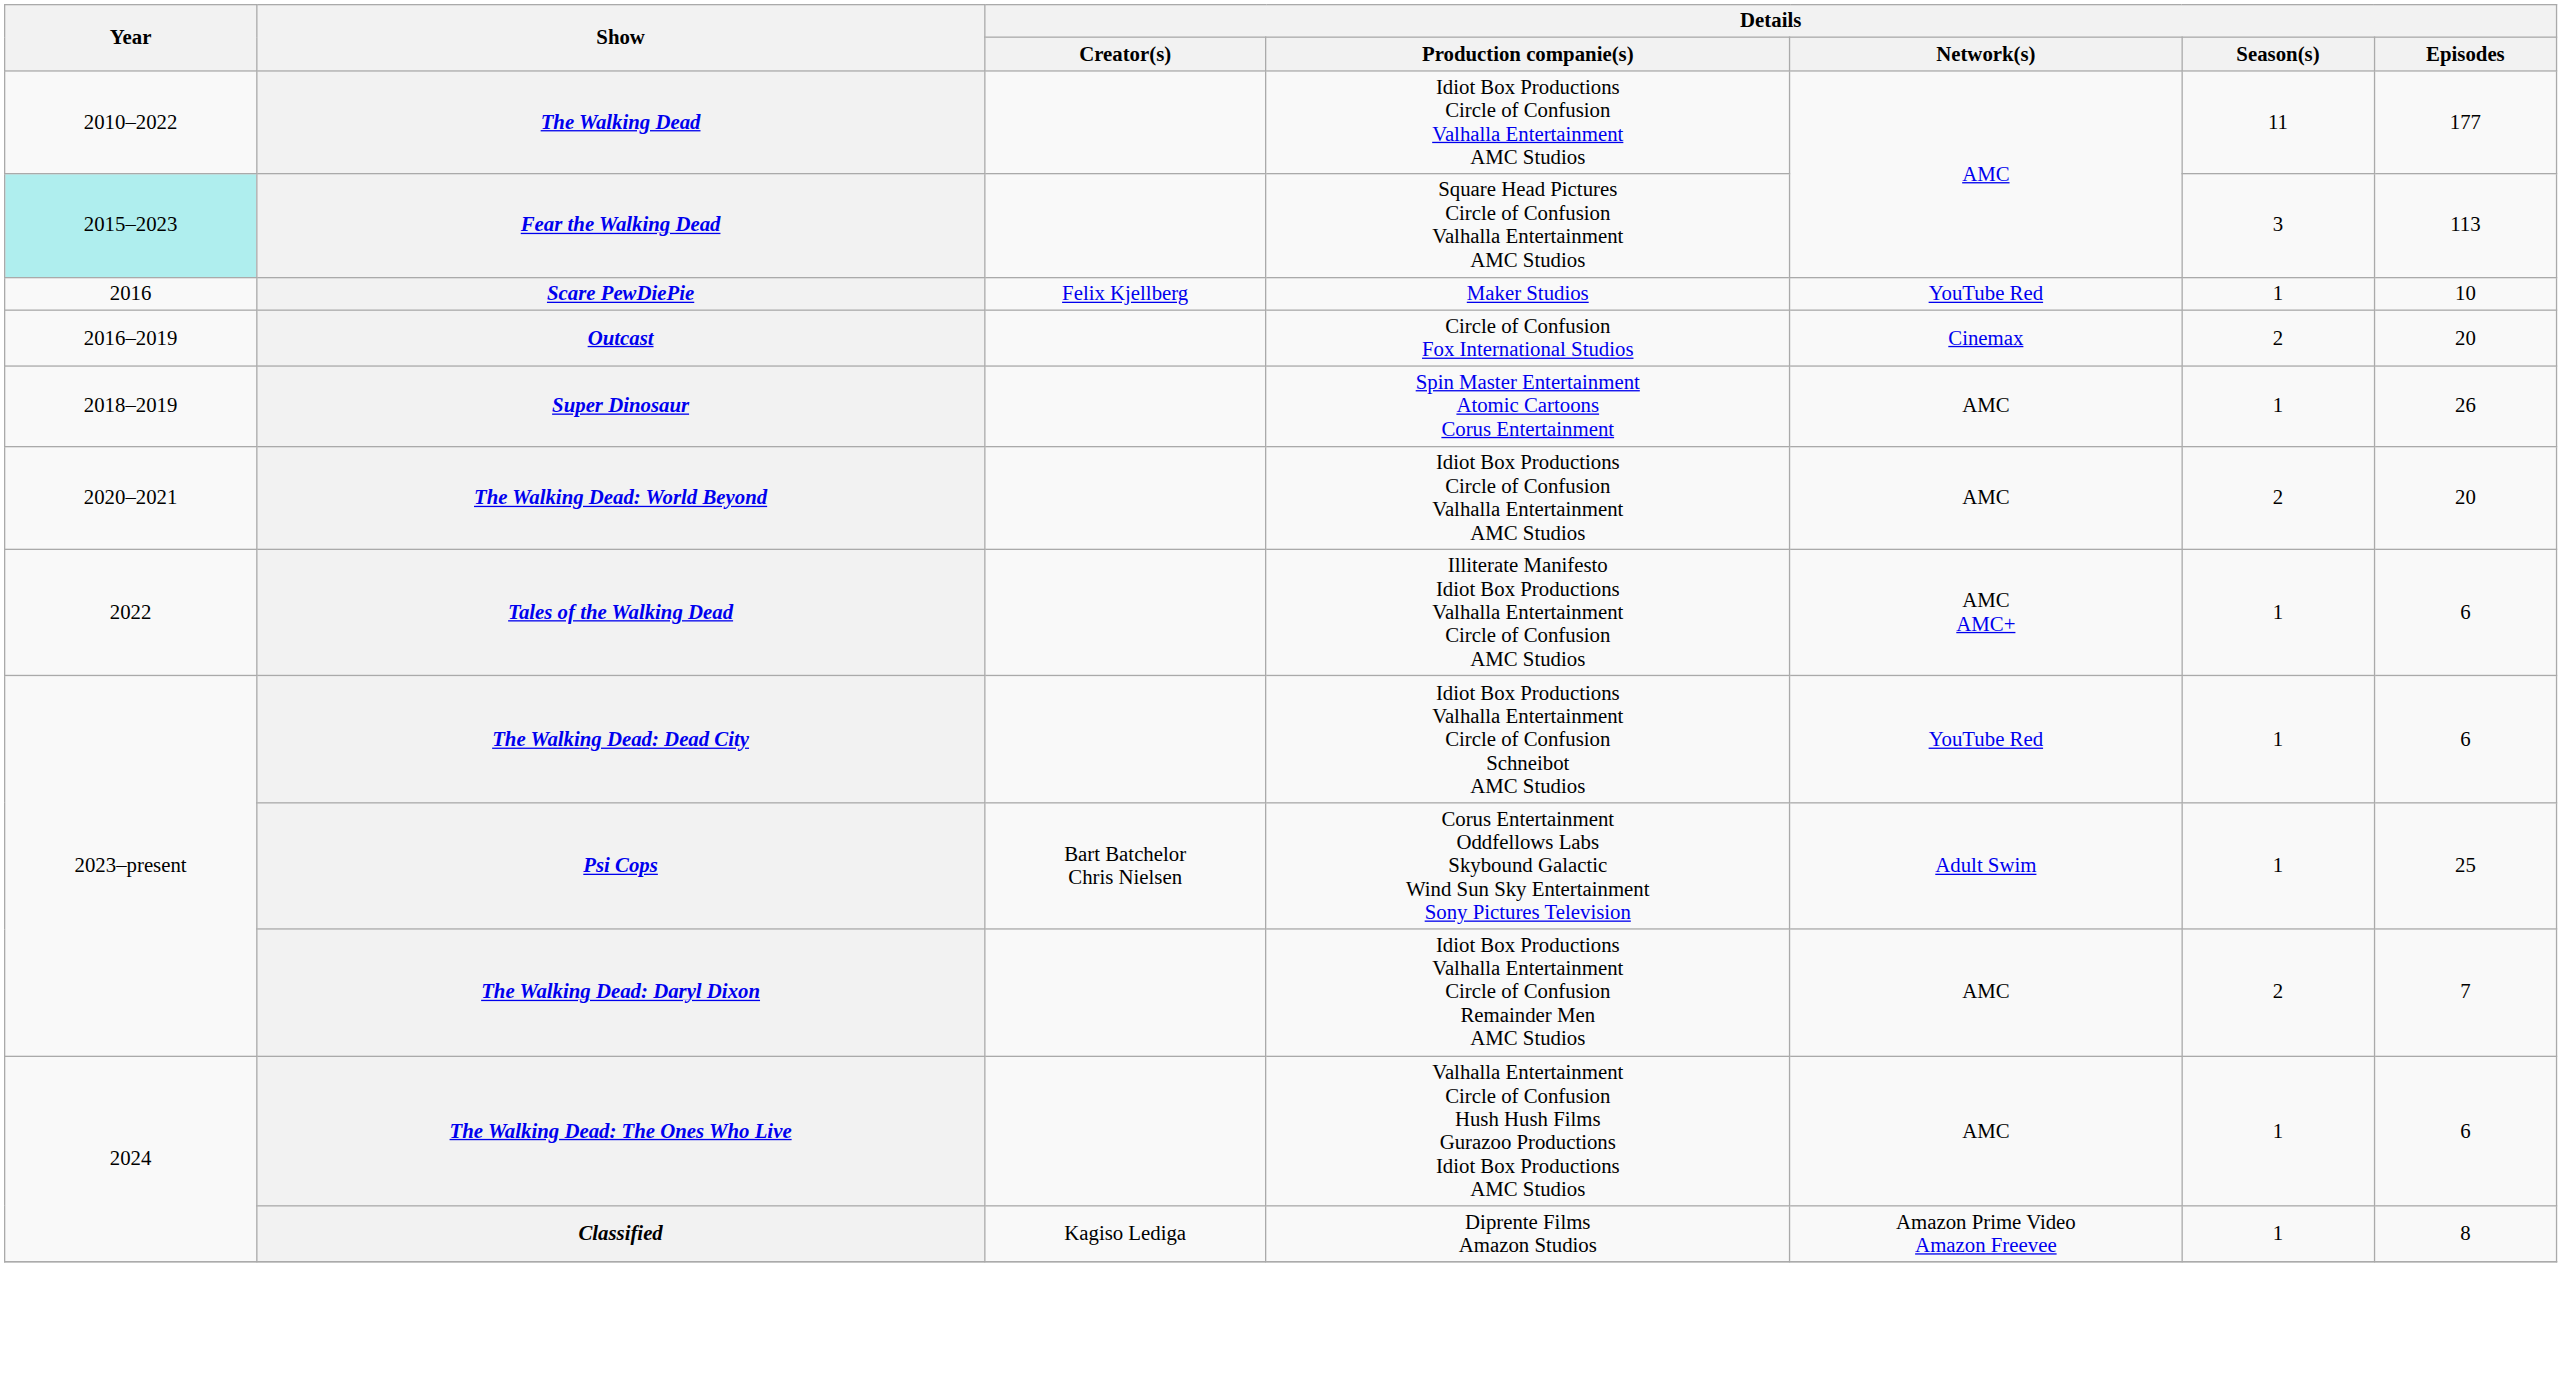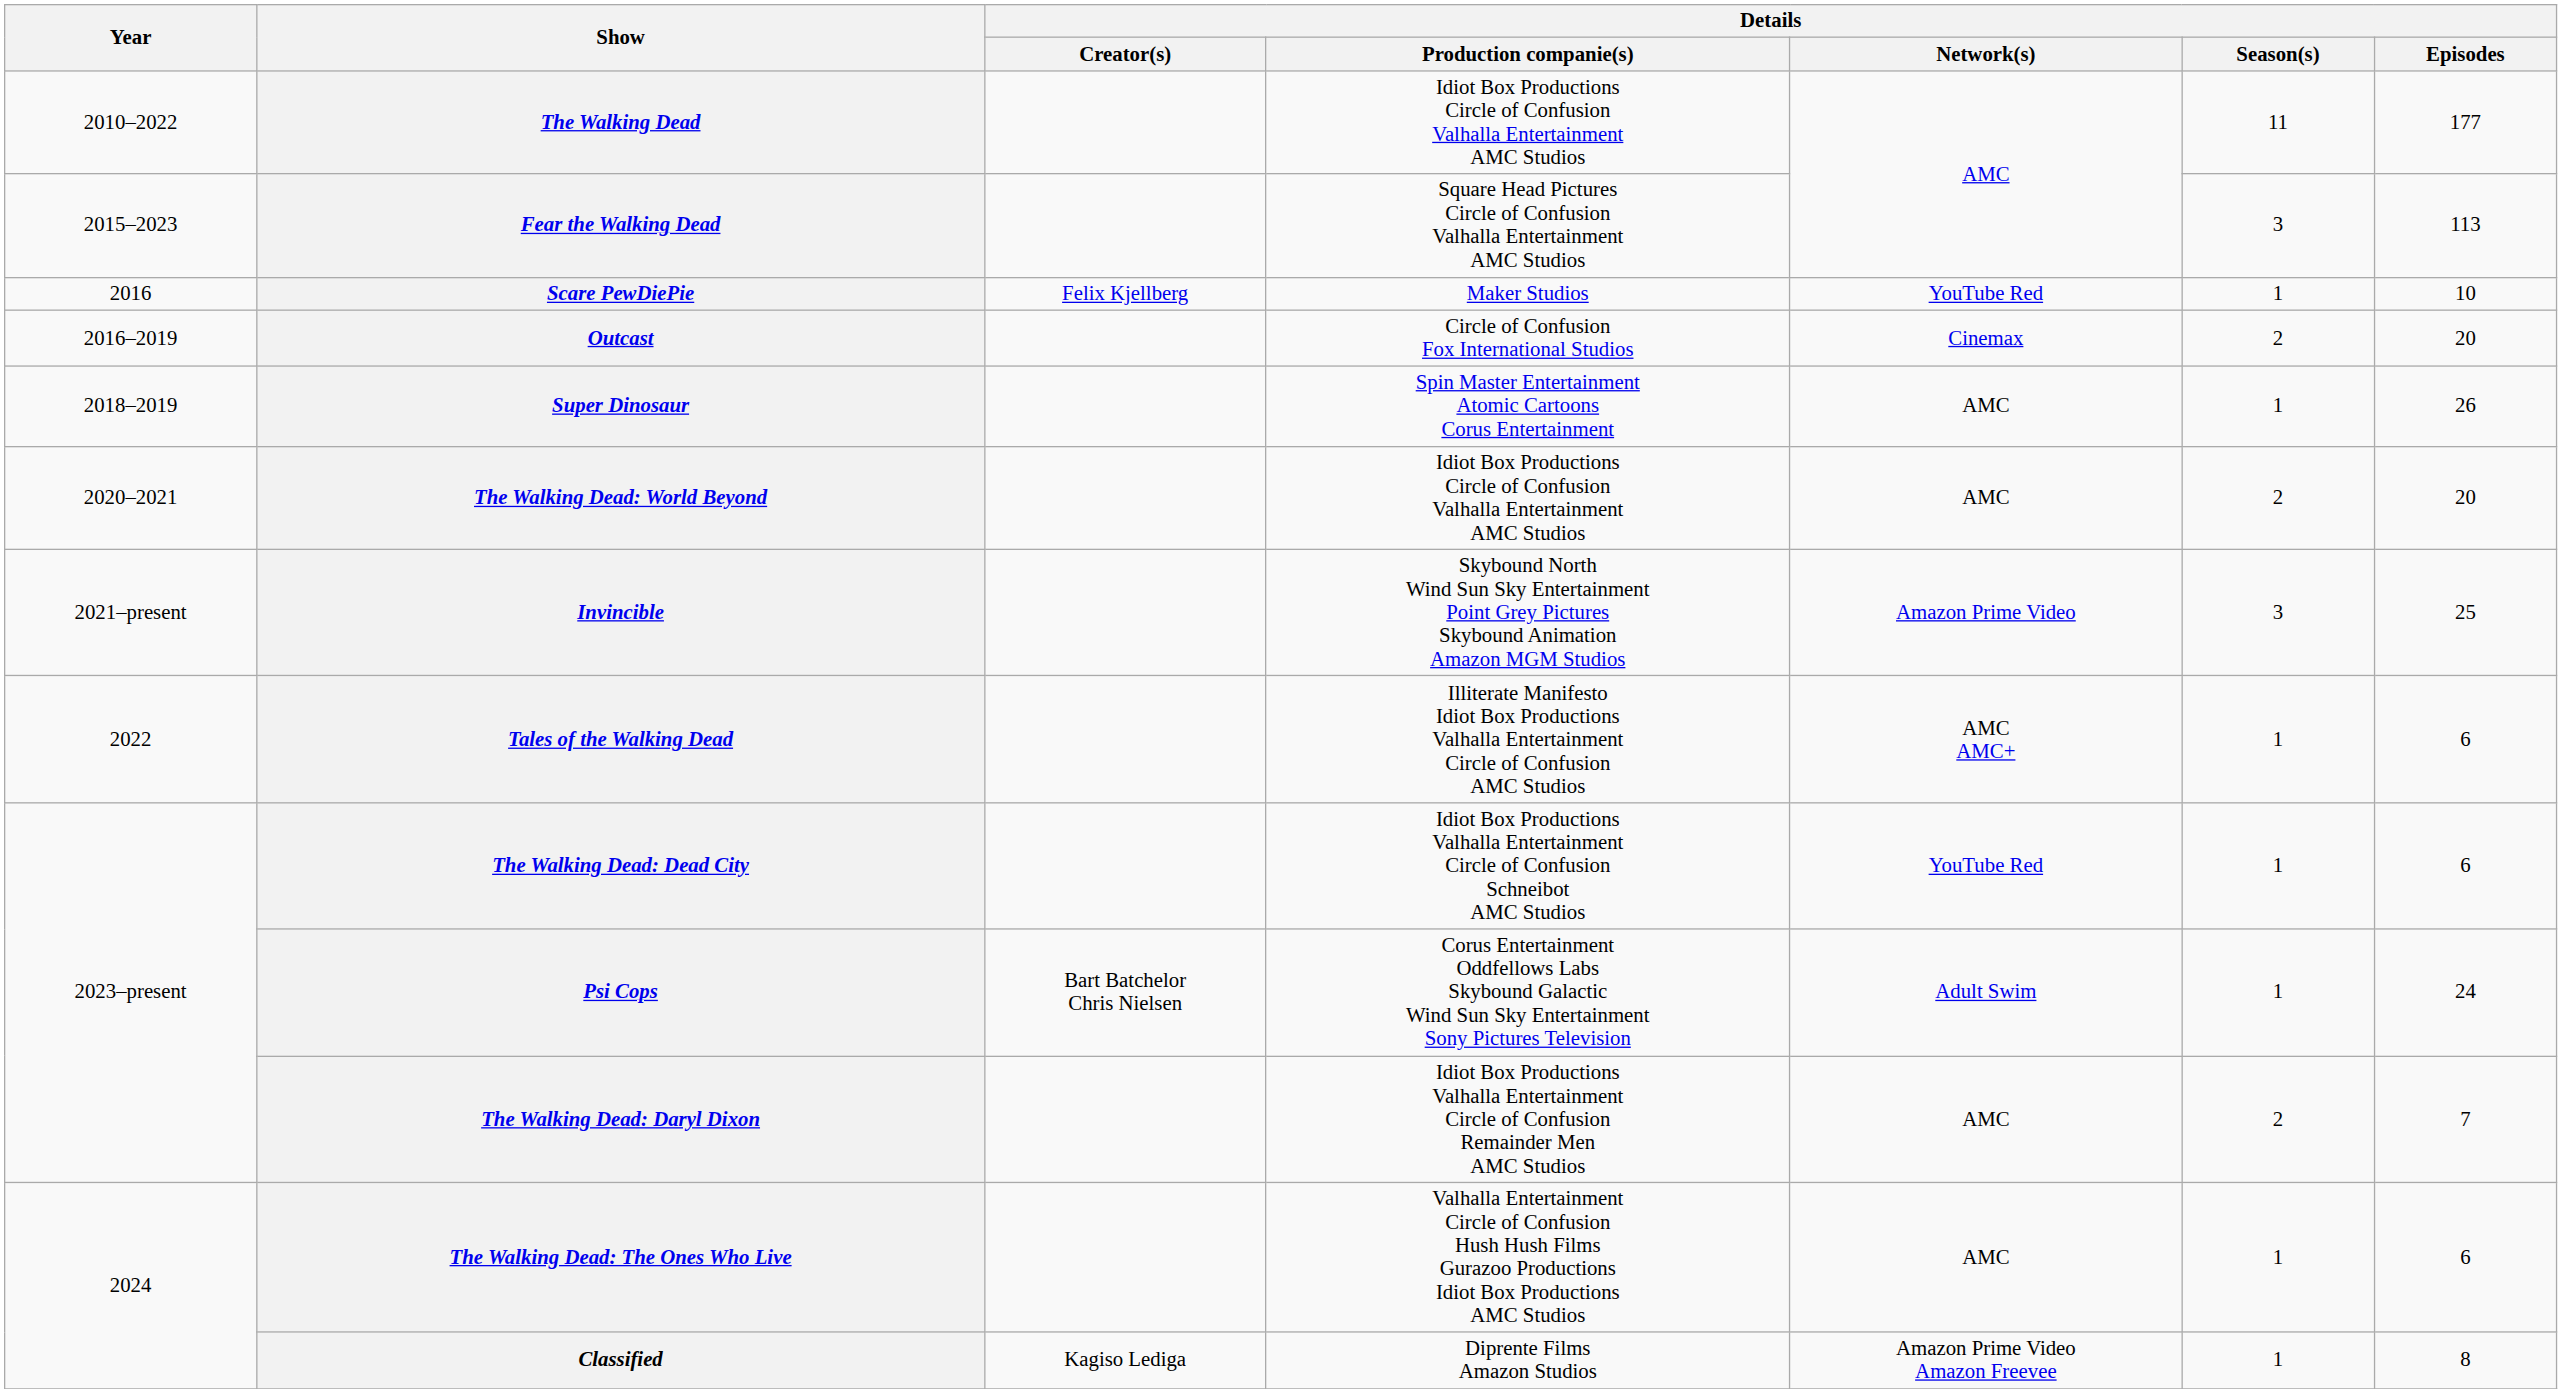(131, 225) paleturquoise background -> (131, 225) no background
+ row: (621, 612)
(2465, 865) 25 -> (2465, 992) 24
